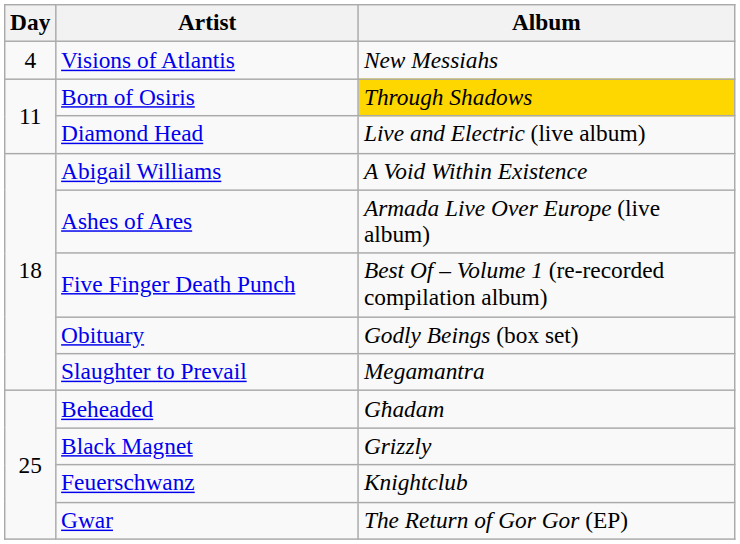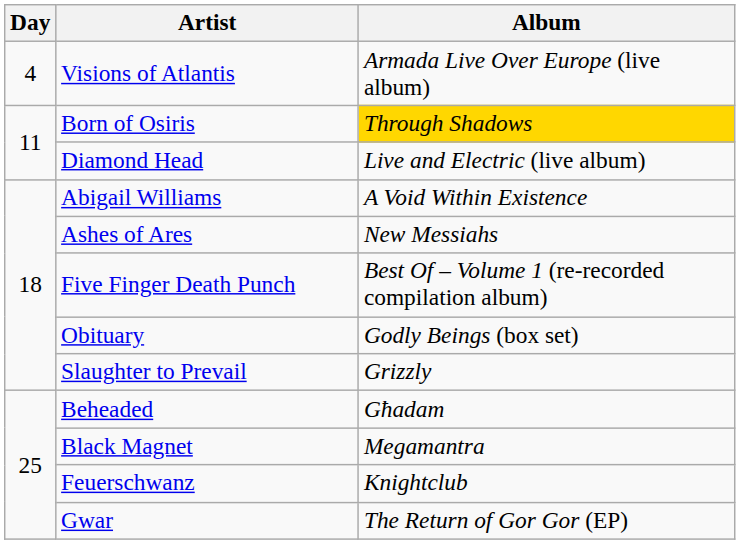(431, 60) New Messiahs -> (512, 73) Armada Live Over Europe (live album)
(512, 221) Armada Live Over Europe (live album) -> (431, 234) New Messiahs
(424, 371) Megamantra -> (398, 371) Grizzly
(398, 446) Grizzly -> (424, 446) Megamantra
